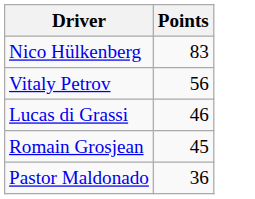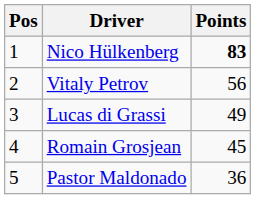+ column: (23, 20)
(199, 52) normal -> (237, 52) bold
(199, 115) 46 -> (237, 115) 49
